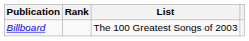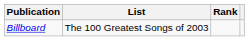columns swapped: (165, 12) <-> (77, 12)
